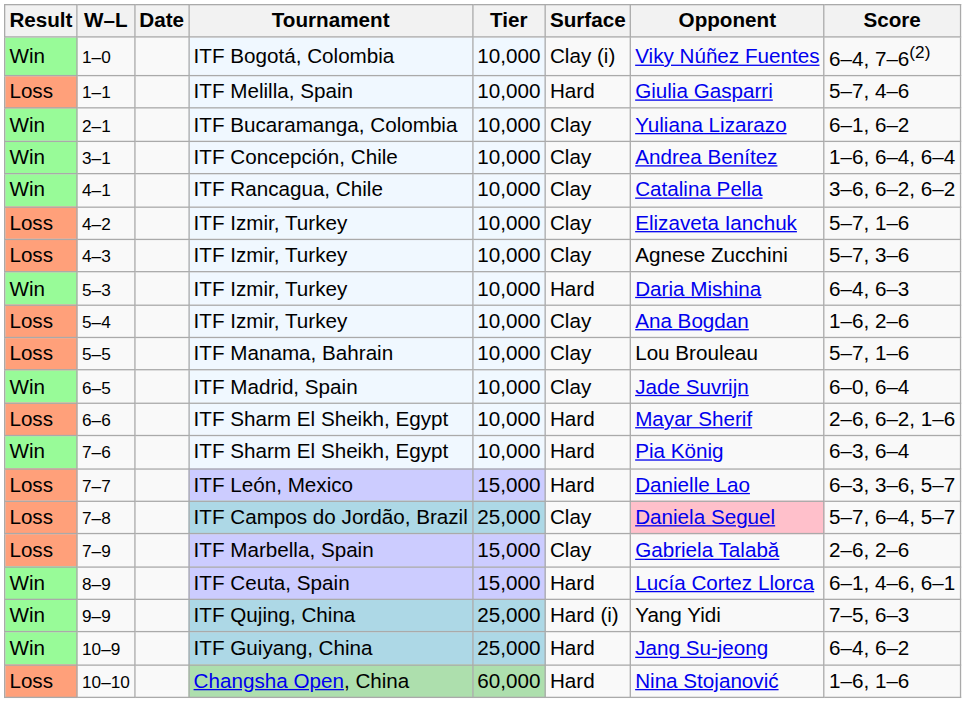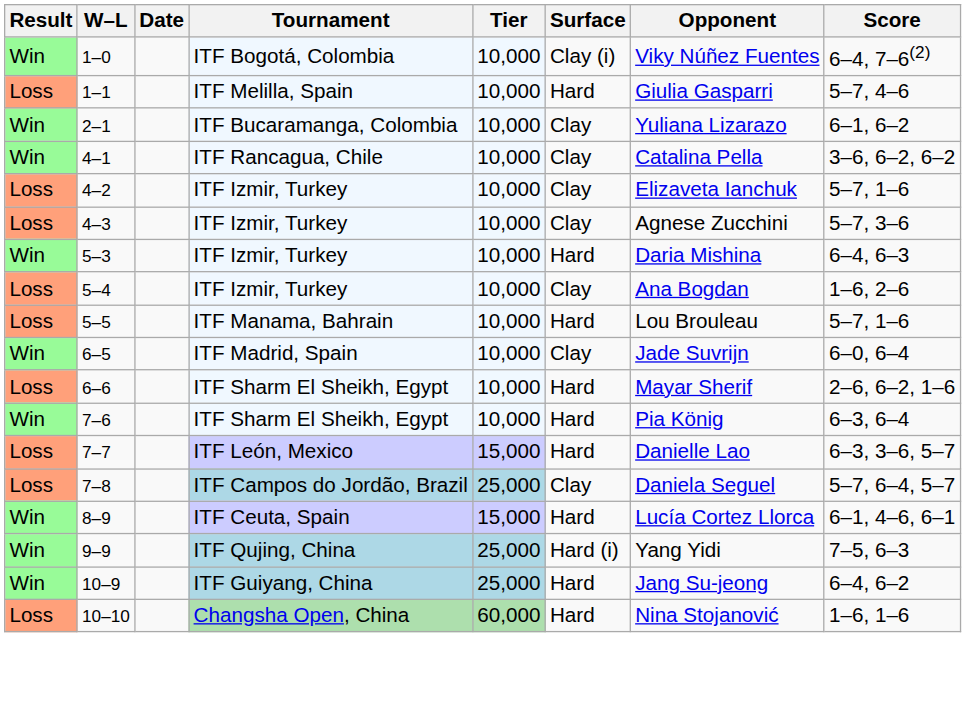- row: (96, 158)
(571, 353) Clay -> (572, 321) Hard
(705, 517) pink background -> (705, 484) no background
- row: (96, 551)
